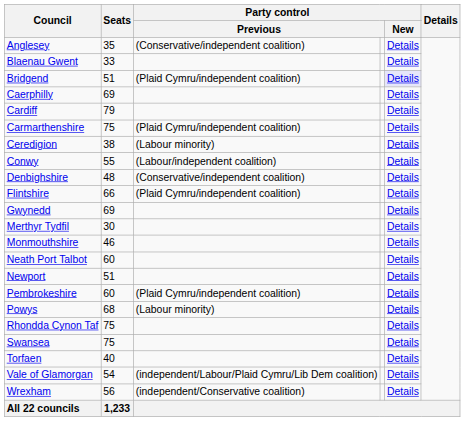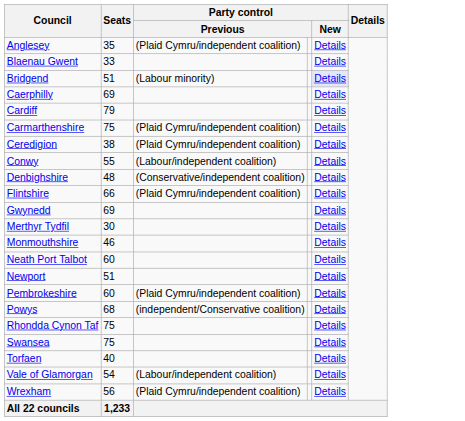(220, 45) (Conservative/independent coalition) -> (218, 45) (Plaid Cymru/independent coalition)
(218, 78) (Plaid Cymru/independent coalition) -> (175, 78) (Labour minority)
(175, 144) (Labour minority) -> (218, 144) (Plaid Cymru/independent coalition)
(175, 309) (Labour minority) -> (220, 309) (independent/Conservative coalition)
(257, 375) (independent/Labour/Plaid Cymru/Lib Dem coalition) -> (206, 375) (Labour/independent coalition)
(220, 392) (independent/Conservative coalition) -> (218, 392) (Plaid Cymru/independent coalition)
